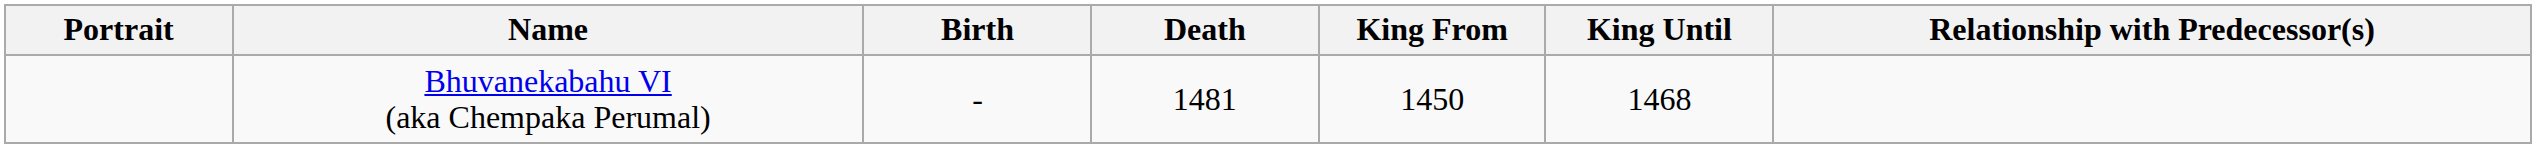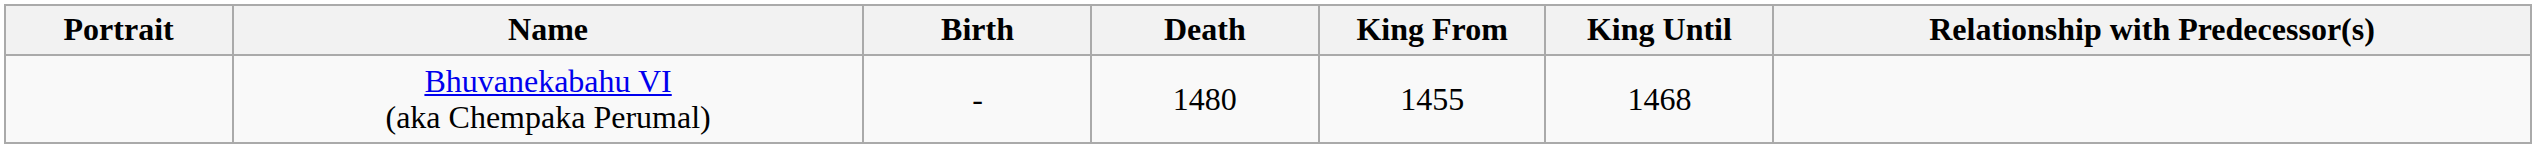(1205, 98) 1481 -> (1205, 98) 1480
(1432, 98) 1450 -> (1432, 98) 1455
